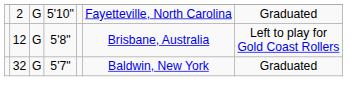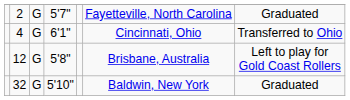(60, 14) 5'10" -> (60, 14) 5'7"
+ row: (20, 33)
(60, 66) 5'7" -> (60, 85) 5'10"
